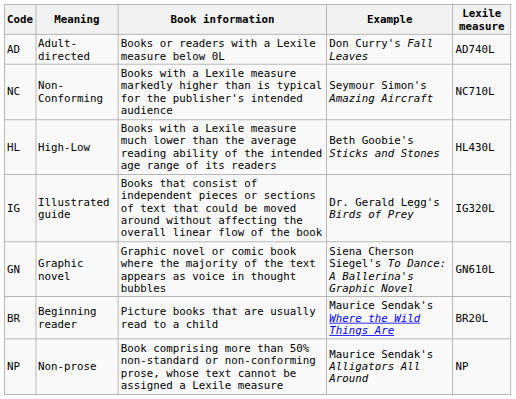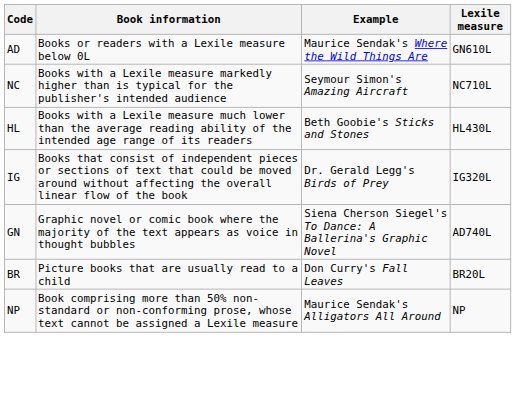- column: (77, 19)
(381, 49) Don Curry's Fall Leaves -> (376, 49) Maurice Sendak's Where the Wild Things Are
(475, 49) AD740L -> (472, 49) GN610L
(475, 269) GN610L -> (472, 232) AD740L
(381, 318) Maurice Sendak's Where the Wild Things Are -> (356, 274) Don Curry's Fall Leaves
